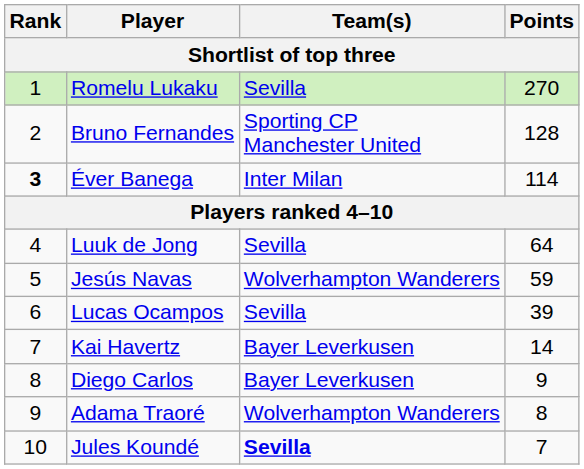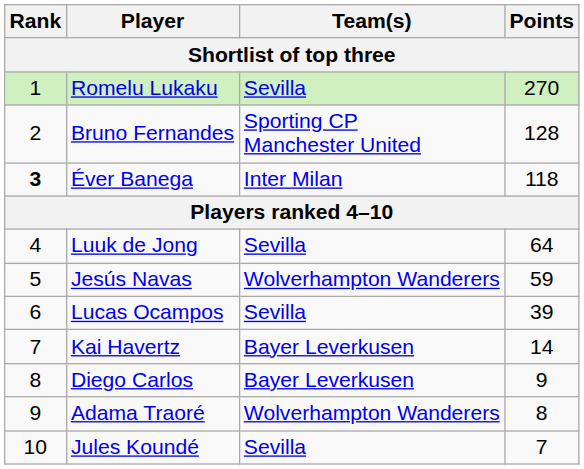(542, 178) 114 -> (542, 178) 118
(277, 446) bold -> (275, 446) normal
